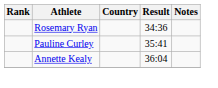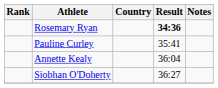(156, 28) normal -> (169, 28) bold
+ row: (73, 75)
